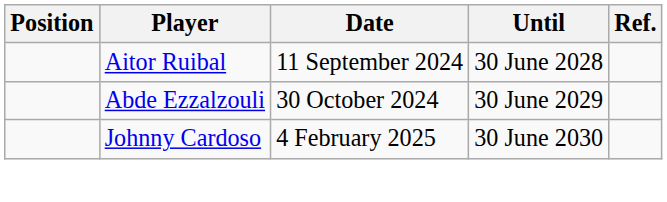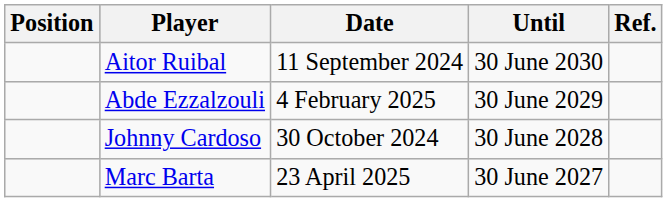(539, 61) 30 June 2028 -> (539, 61) 30 June 2030
(357, 100) 30 October 2024 -> (356, 100) 4 February 2025
(356, 138) 4 February 2025 -> (357, 138) 30 October 2024
(539, 138) 30 June 2030 -> (539, 138) 30 June 2028
+ row: (159, 176)
